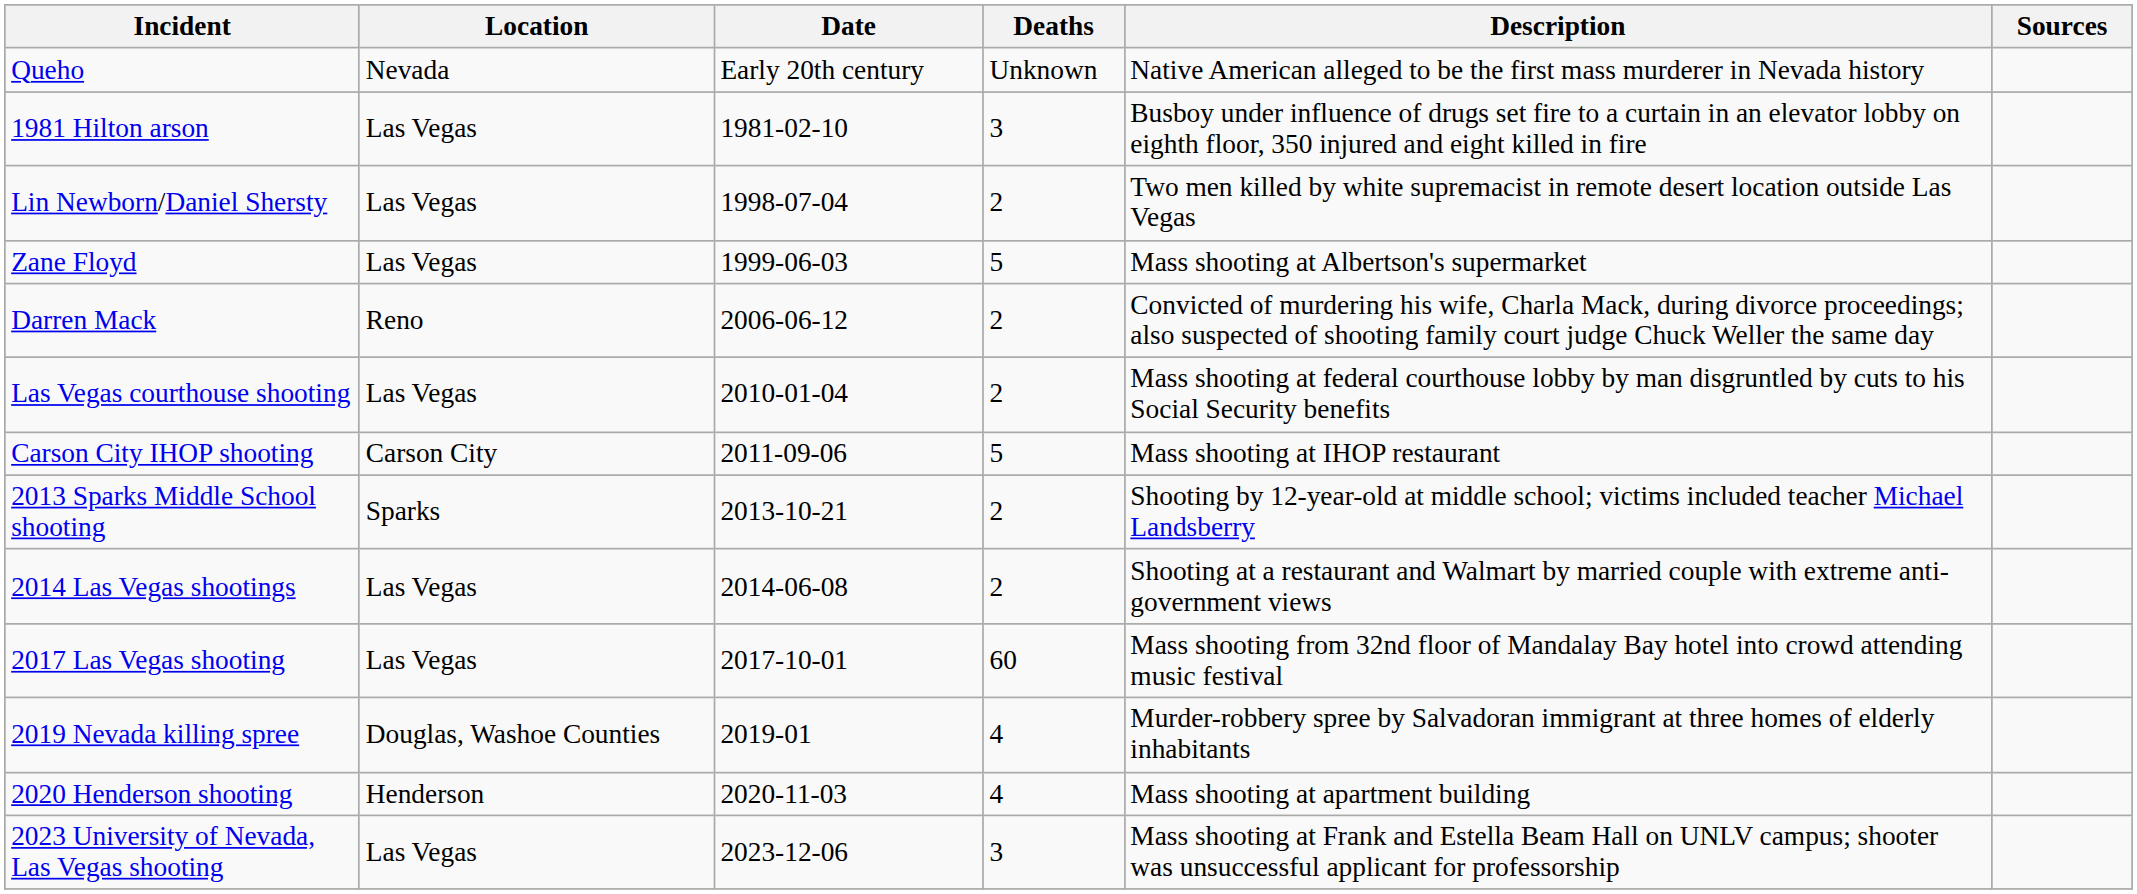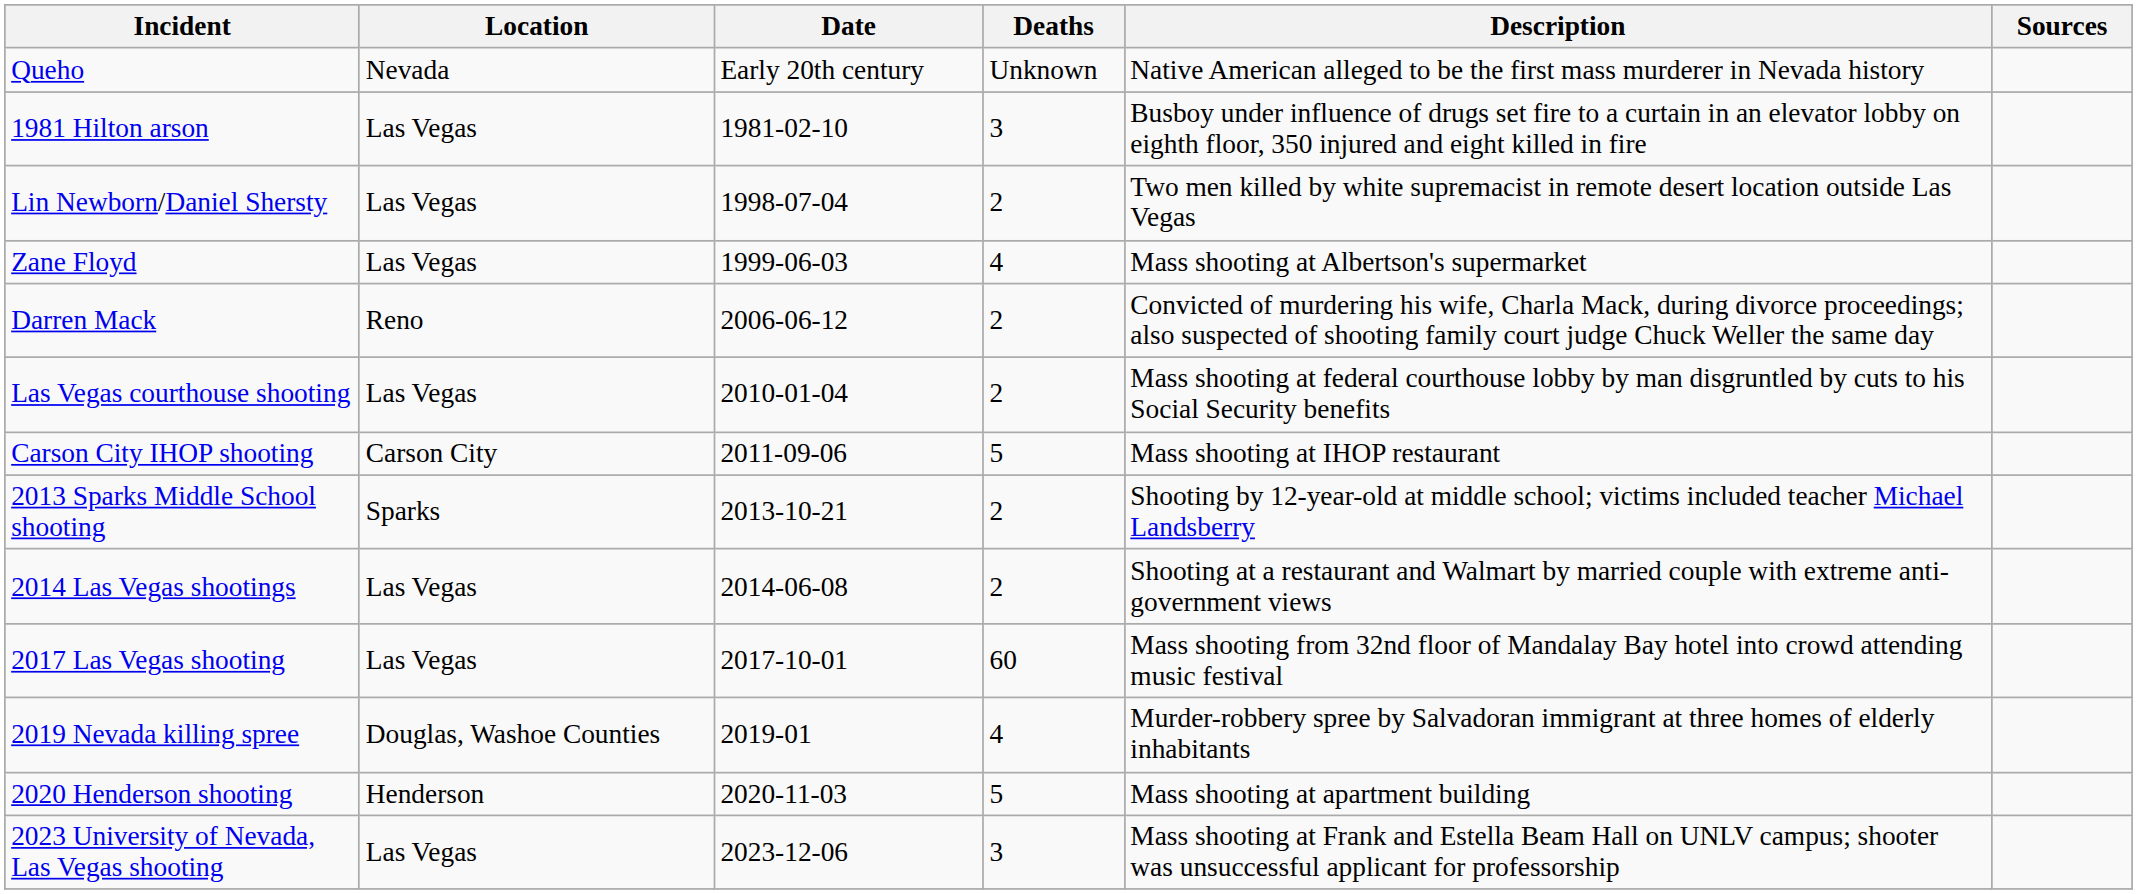(996, 261) 5 -> (996, 261) 4
(996, 793) 4 -> (996, 793) 5
